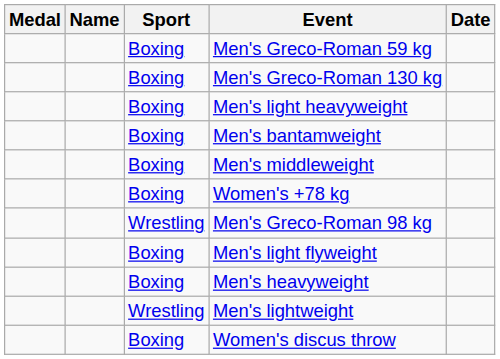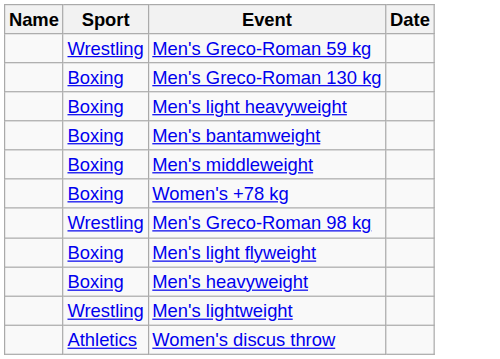- column: (35, 19)
(156, 48) Boxing -> (106, 48) Wrestling
(156, 340) Boxing -> (102, 340) Athletics
